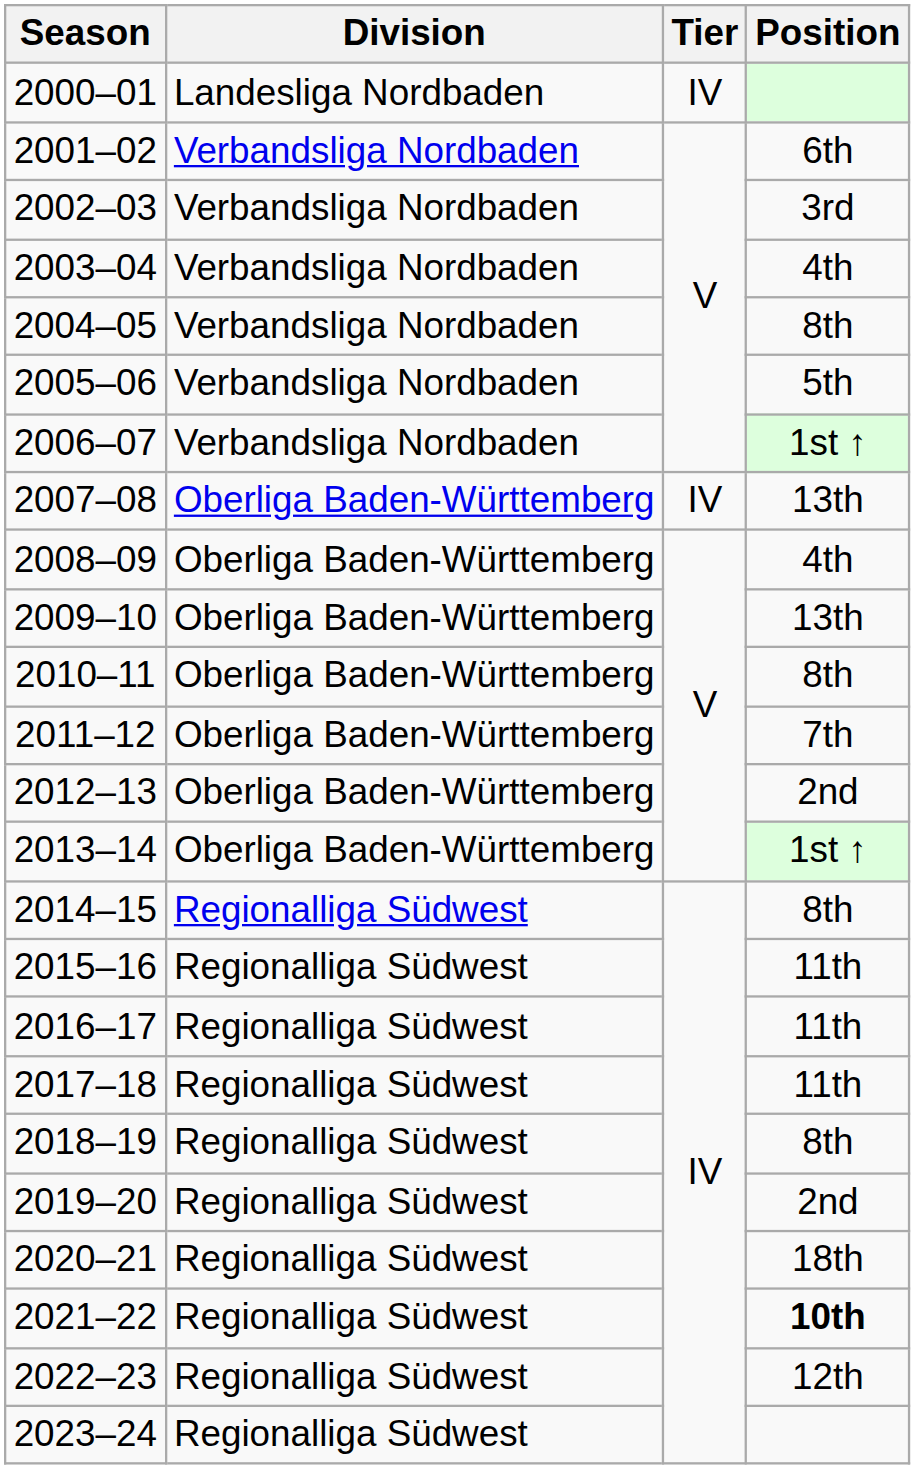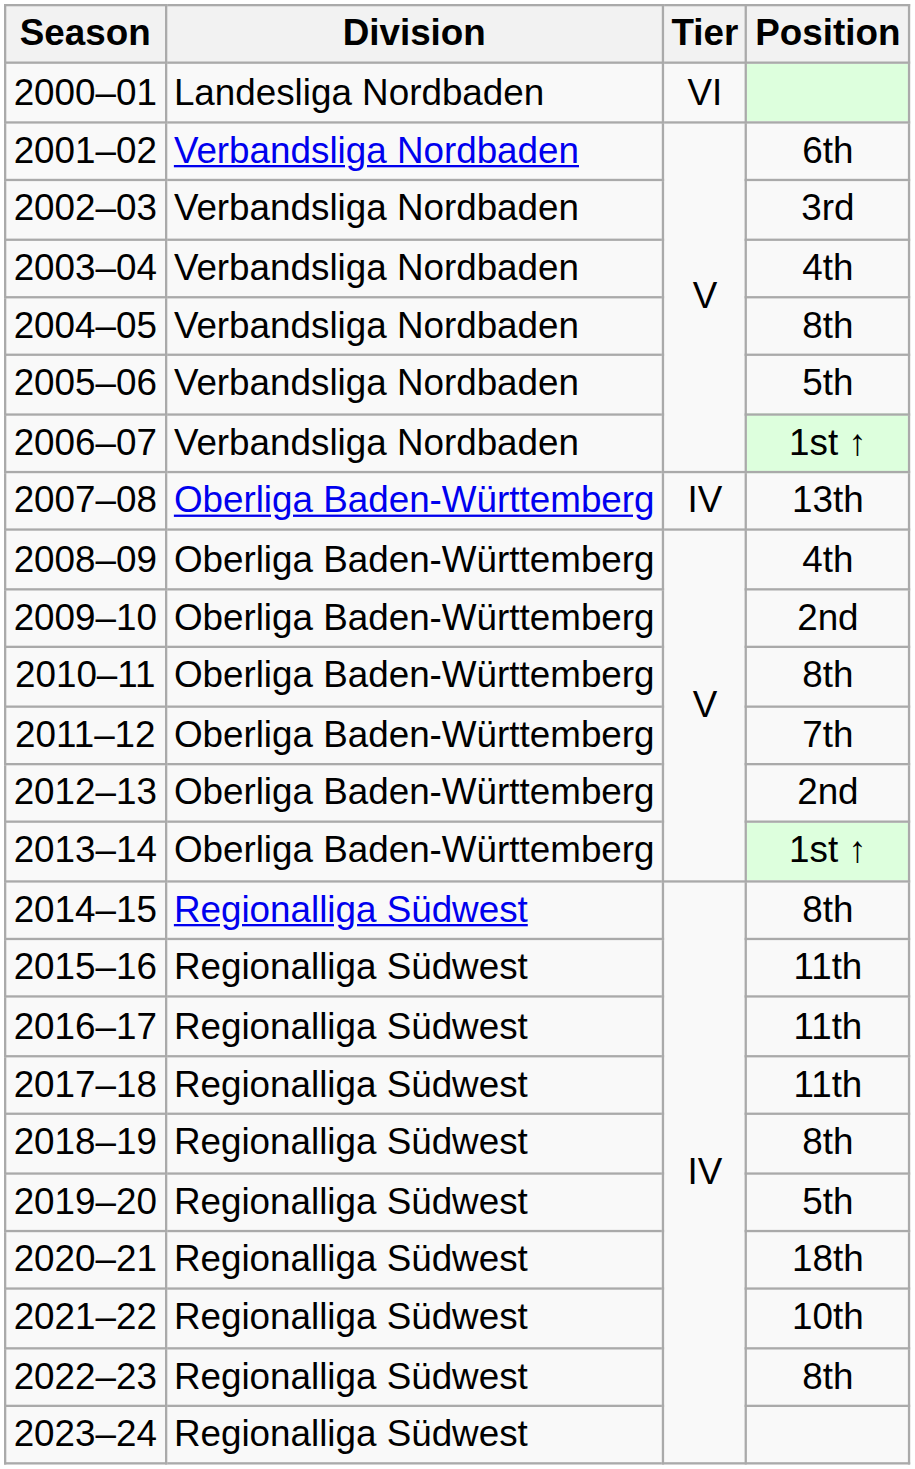(705, 92) IV -> (705, 92) VI
(828, 617) 13th -> (828, 617) 2nd
(828, 1200) 2nd -> (828, 1200) 5th
(828, 1317) bold -> (828, 1317) normal
(828, 1376) 12th -> (828, 1376) 8th
